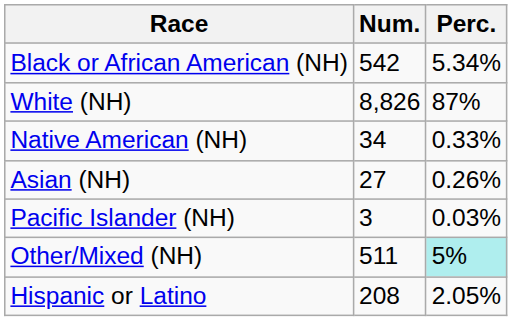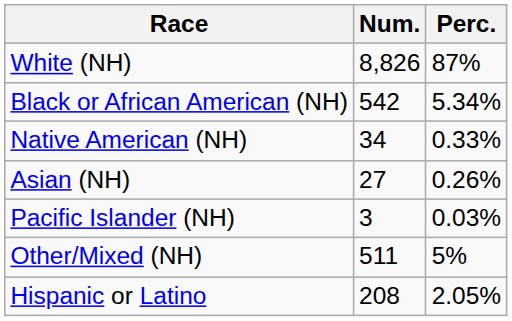rows swapped: (71, 101) <-> (179, 62)
(449, 256) paleturquoise background -> (449, 256) no background
